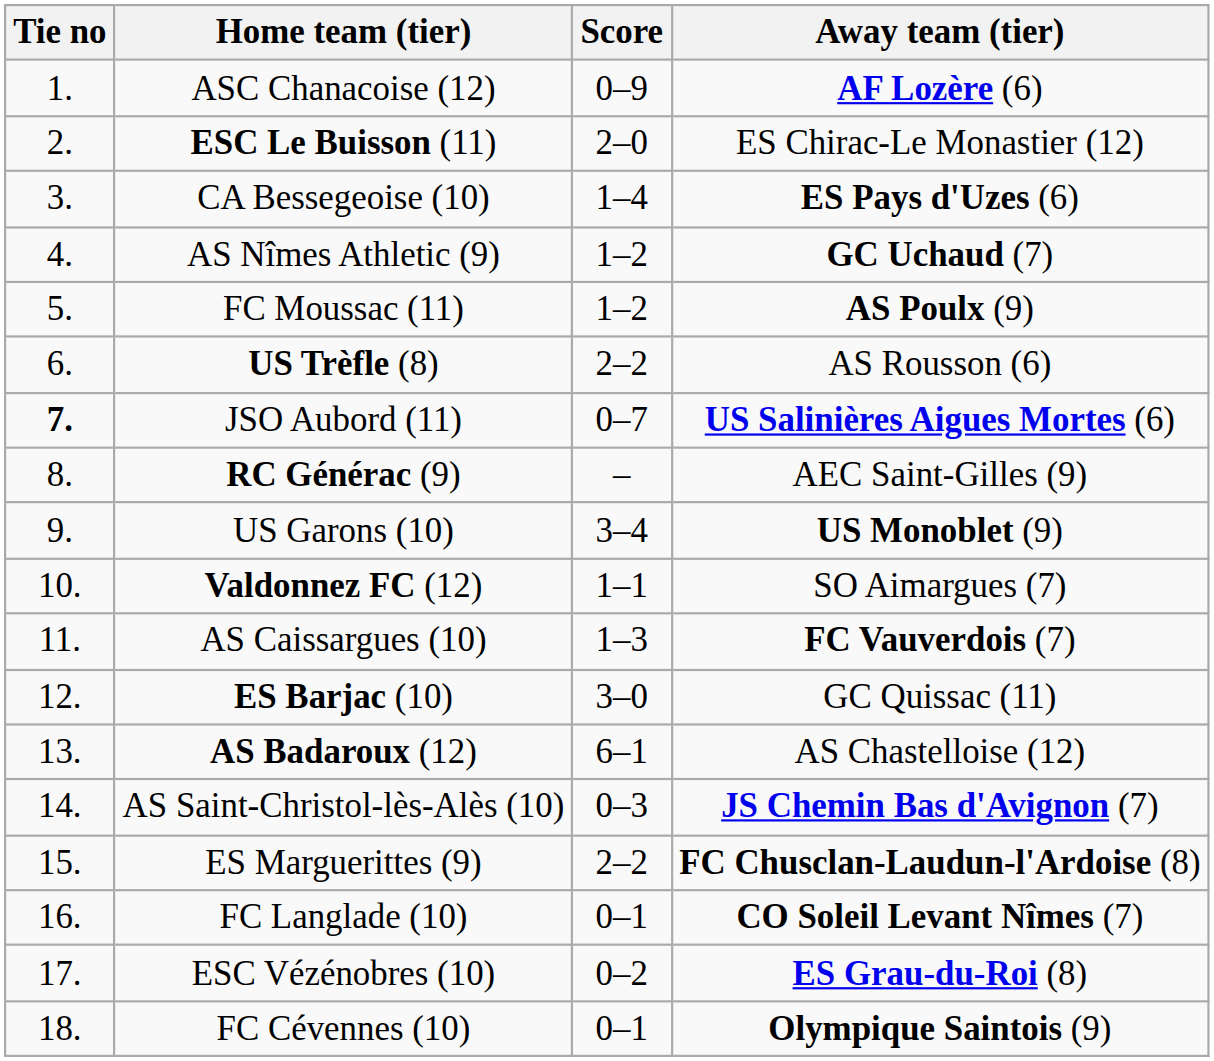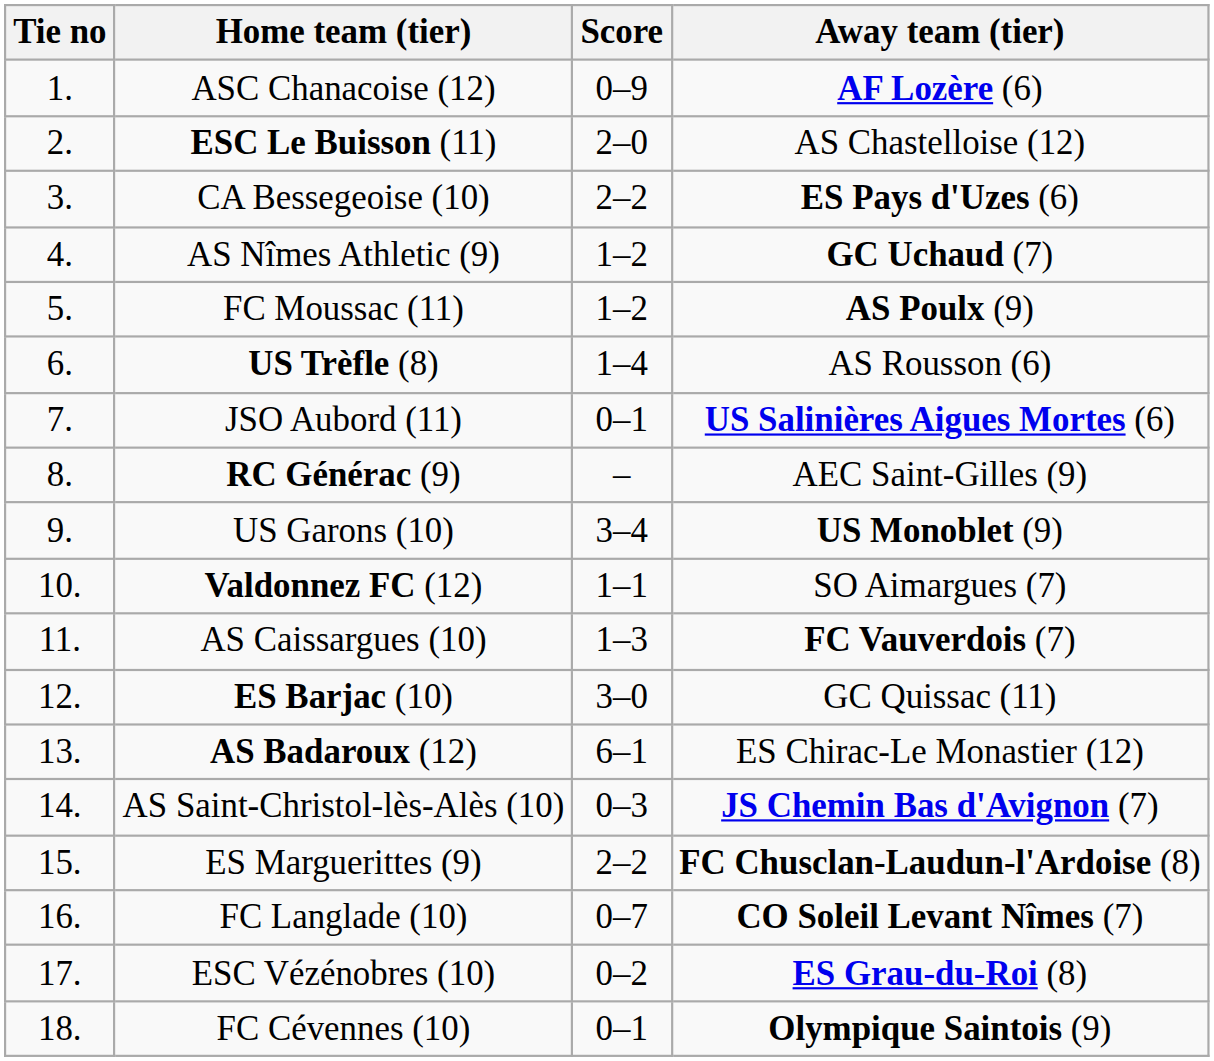(940, 142) ES Chirac-Le Monastier (12) -> (940, 142) AS Chastelloise (12)
(622, 198) 1–4 -> (622, 198) 2–2
(622, 364) 2–2 -> (622, 364) 1–4
(60, 419) bold -> (60, 419) normal
(622, 419) 0–7 -> (622, 419) 0–1
(940, 751) AS Chastelloise (12) -> (940, 751) ES Chirac-Le Monastier (12)
(622, 917) 0–1 -> (622, 917) 0–7
